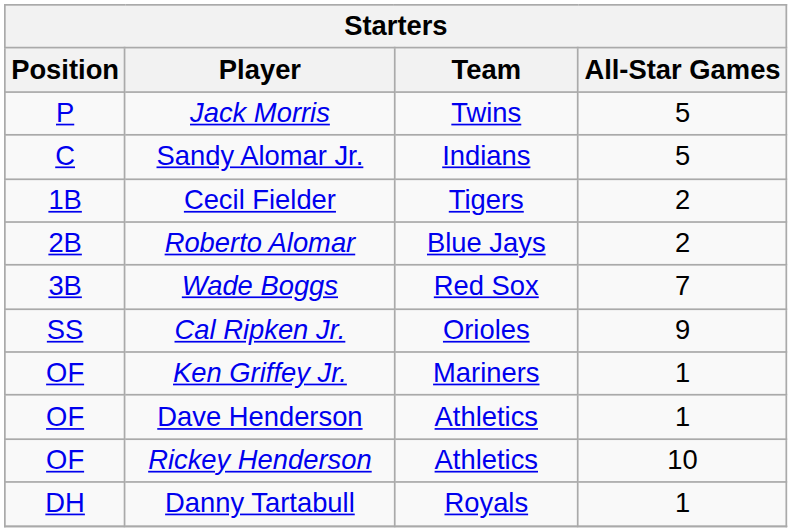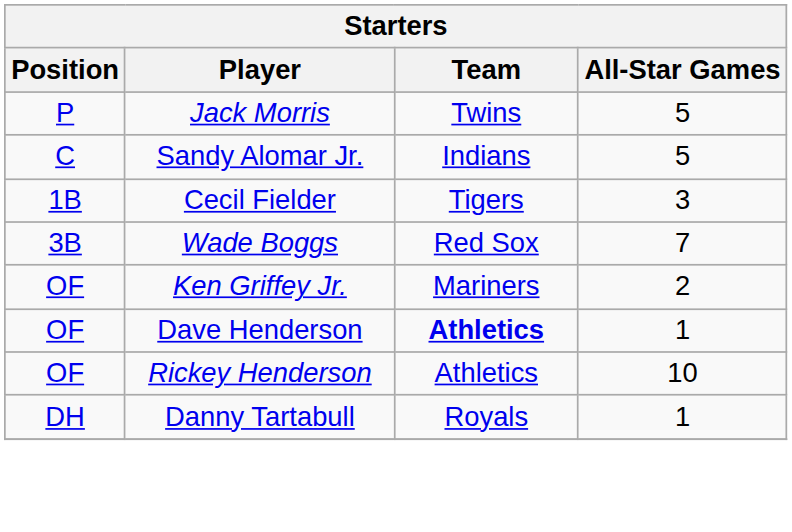(682, 199) 2 -> (682, 199) 3
- row: (260, 243)
- row: (260, 329)
(682, 373) 1 -> (682, 286) 2
(486, 416) normal -> (486, 329) bold
